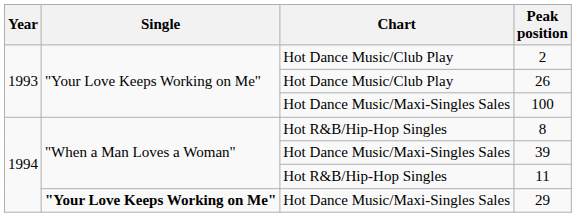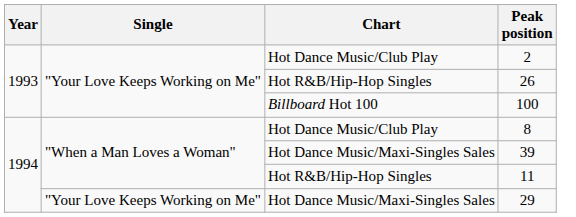(368, 81) Hot Dance Music/Club Play -> (350, 81) Hot R&B/Hip-Hop Singles
(397, 104) Hot Dance Music/Maxi-Singles Sales -> (323, 104) Billboard Hot 100
(365, 128) Hot R&B/Hip-Hop Singles -> (353, 128) Hot Dance Music/Club Play
(161, 200) bold -> (153, 200) normal
